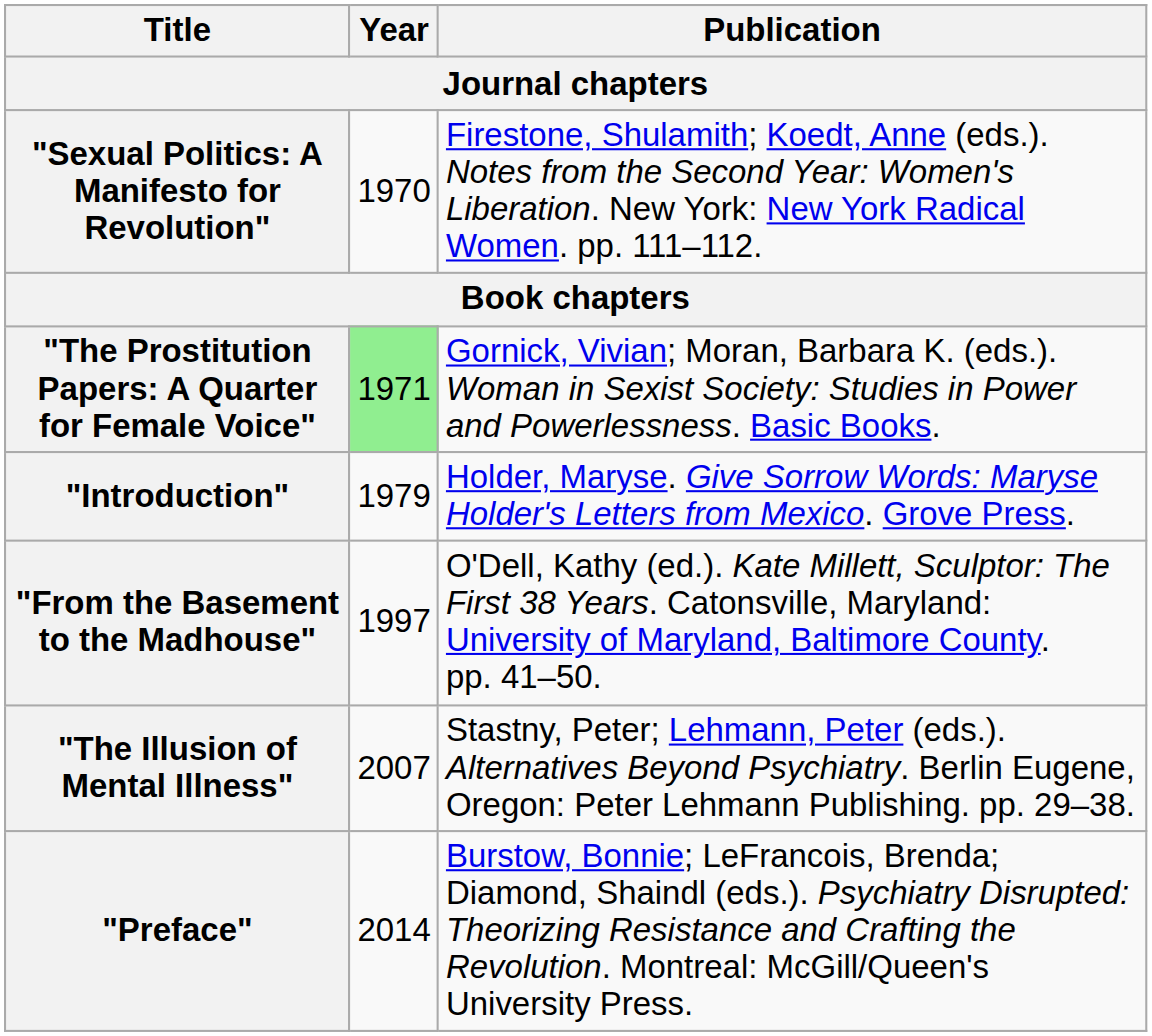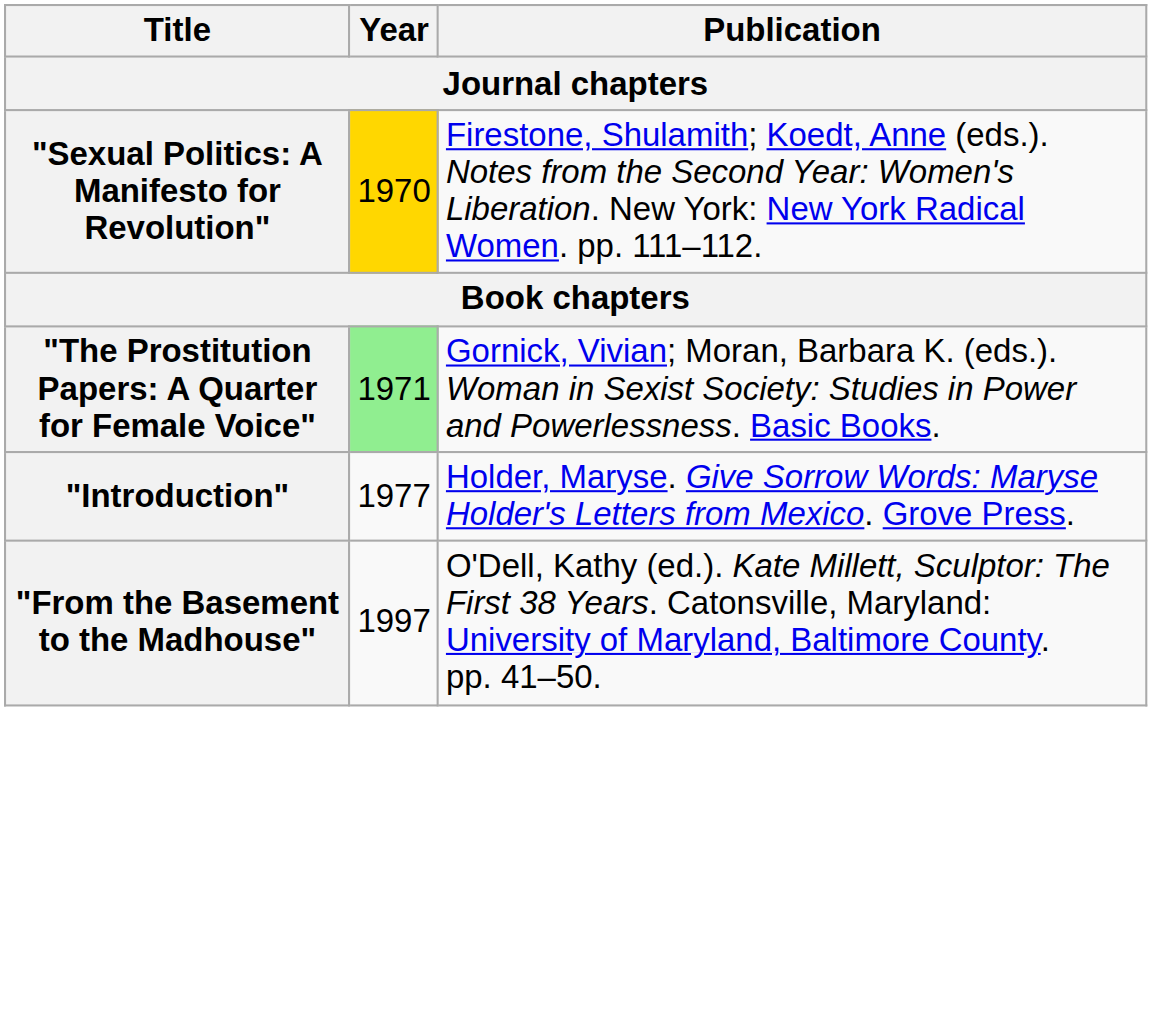(394, 190) no background -> (394, 190) gold background
(394, 495) 1979 -> (394, 495) 1977
- row: (177, 767)
- row: (177, 930)
